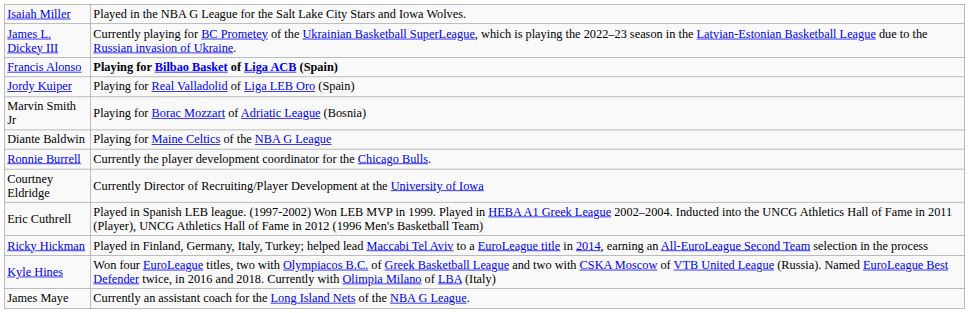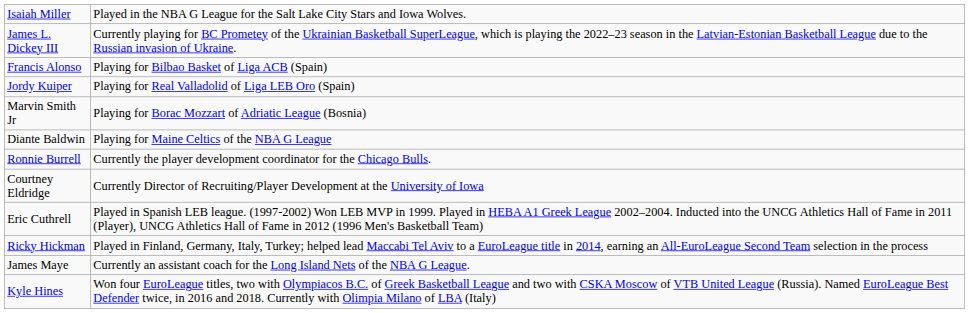(216, 67) bold -> (210, 67) normal
rows swapped: (35, 272) <-> (38, 298)
